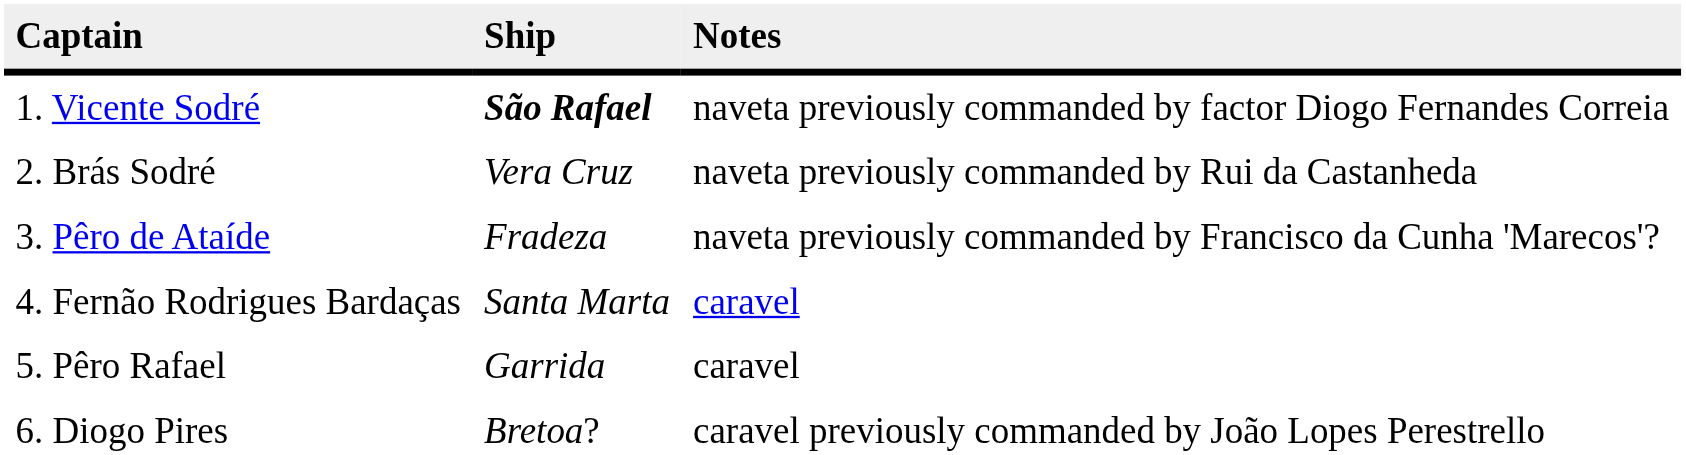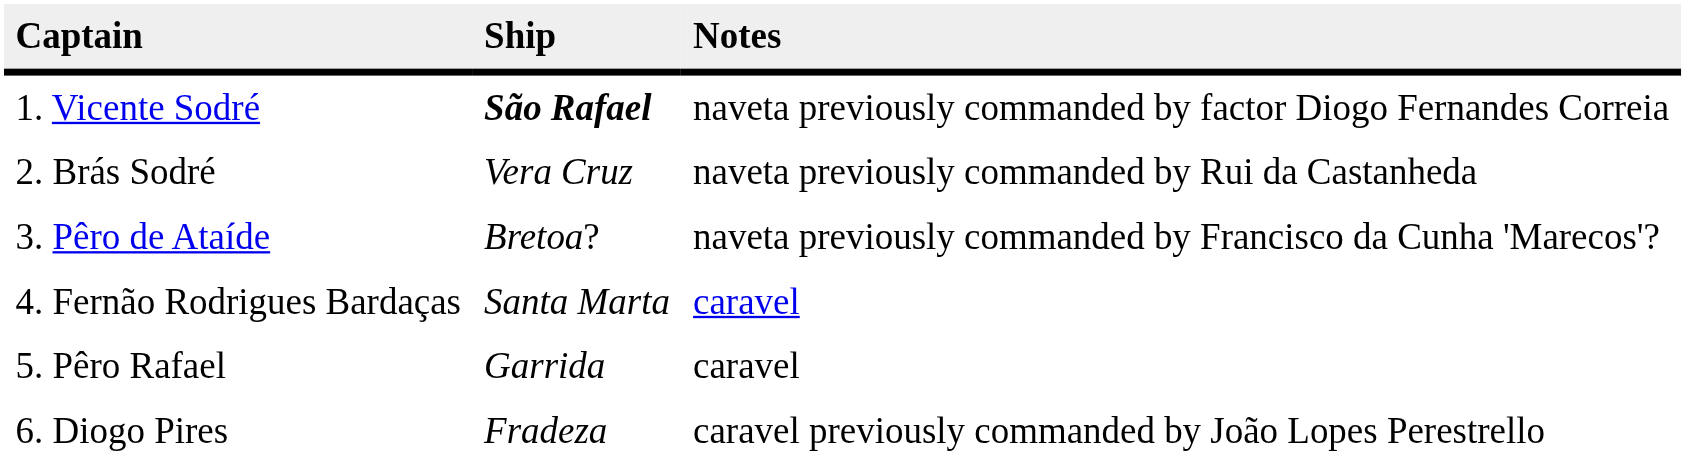(546, 236) Fradeza -> (542, 236) Bretoa?
(542, 430) Bretoa? -> (546, 430) Fradeza
